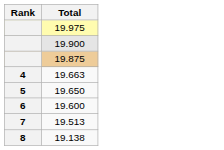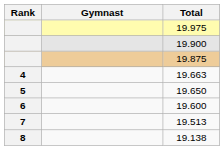+ column: (102, 12)
